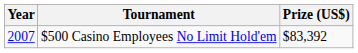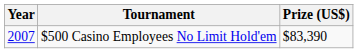(305, 36) $83,392 -> (305, 36) $83,390
